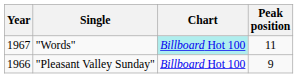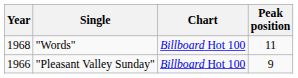(19, 45) 1967 -> (19, 45) 1968
(203, 45) paleturquoise background -> (203, 45) no background
